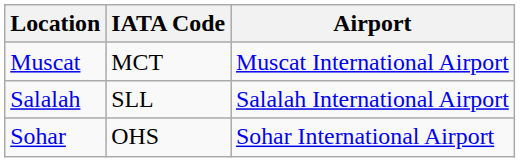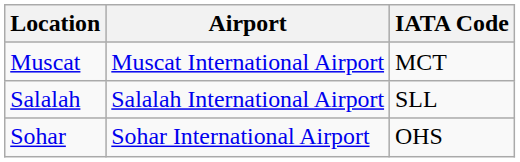columns swapped: (372, 23) <-> (168, 23)
